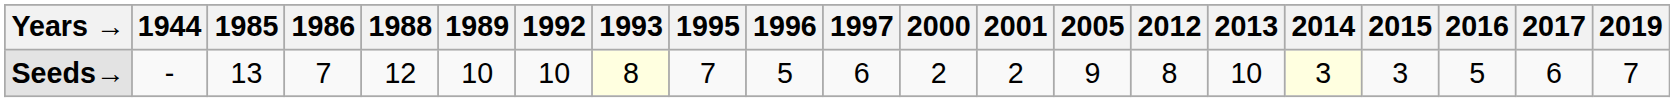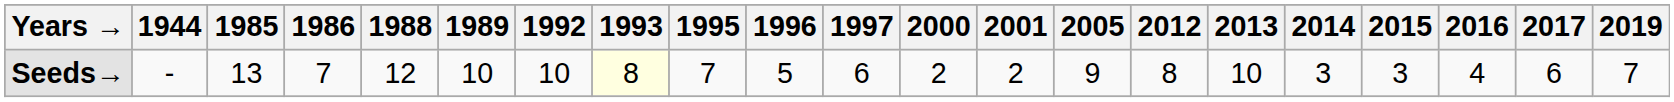(1323, 72) lightyellow background -> (1323, 72) no background
(1477, 72) 5 -> (1477, 72) 4
